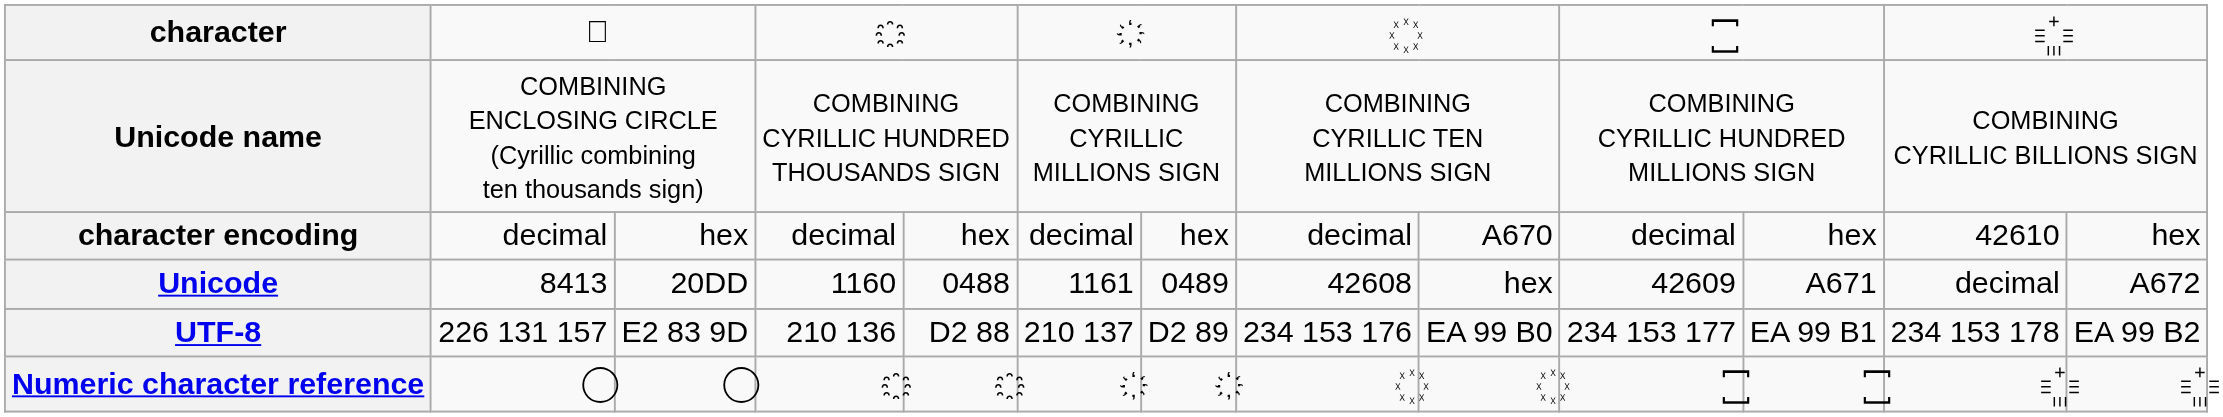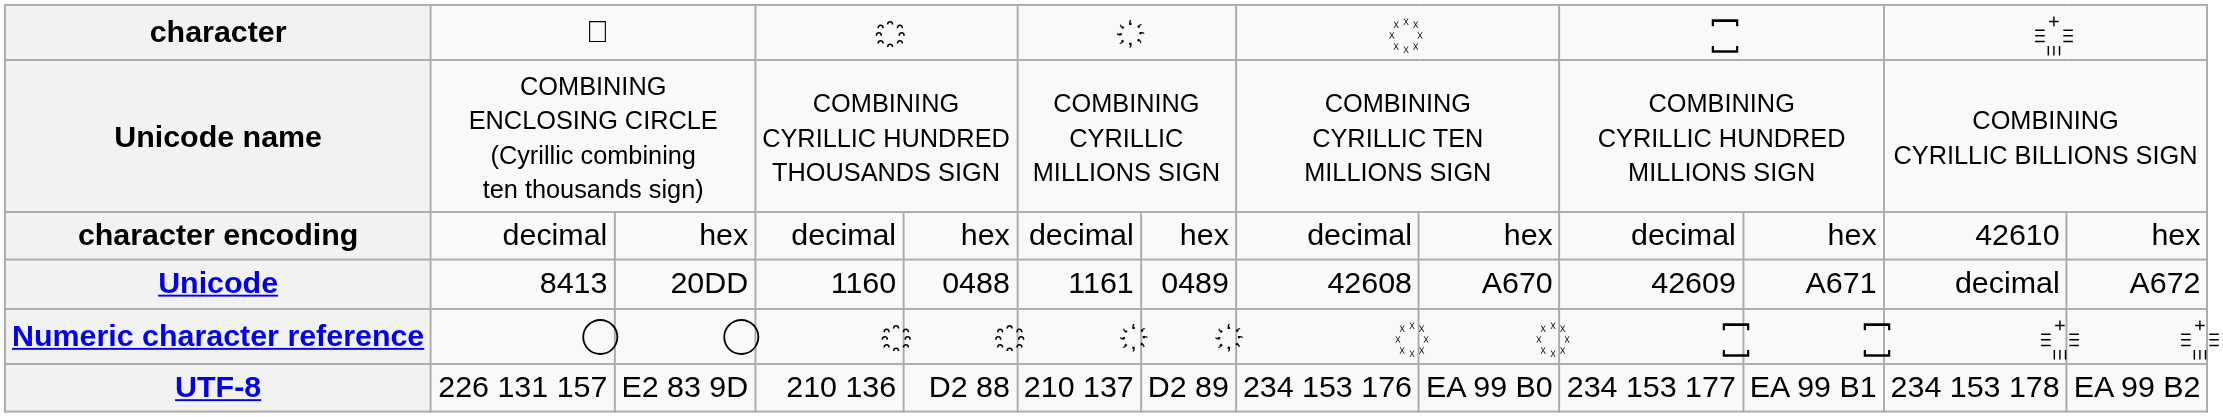(1517, 235) A670 -> (1528, 235) hex
(1528, 283) hex -> (1517, 283) A670
rows swapped: (218, 331) <-> (218, 383)
